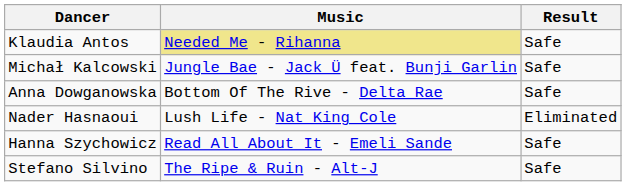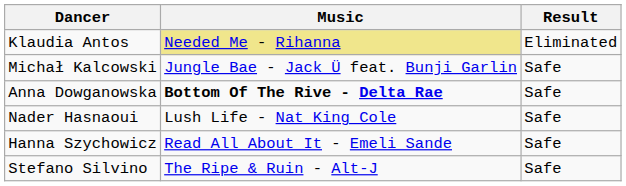(543, 42) Safe -> (571, 42) Eliminated
(303, 93) normal -> (303, 93) bold
(571, 118) Eliminated -> (543, 118) Safe
